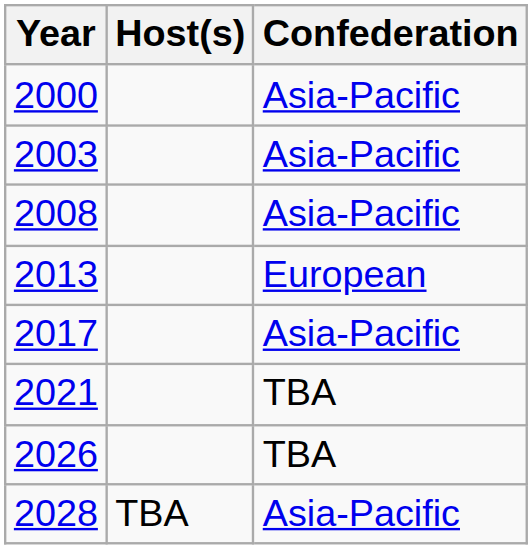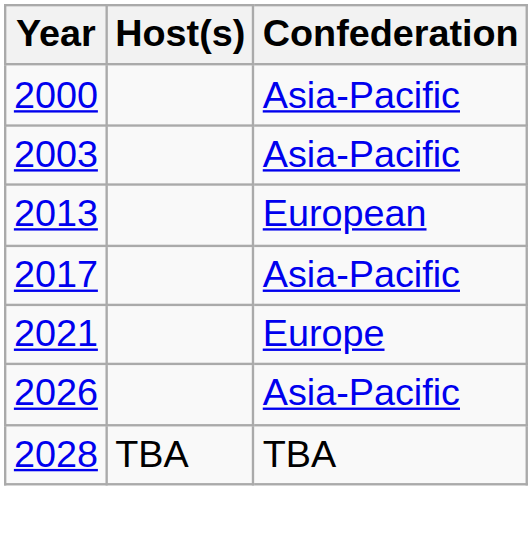- row: (56, 214)
(299, 393) TBA -> (324, 333) Europe
(299, 453) TBA -> (361, 393) Asia-Pacific
(361, 513) Asia-Pacific -> (299, 453) TBA
